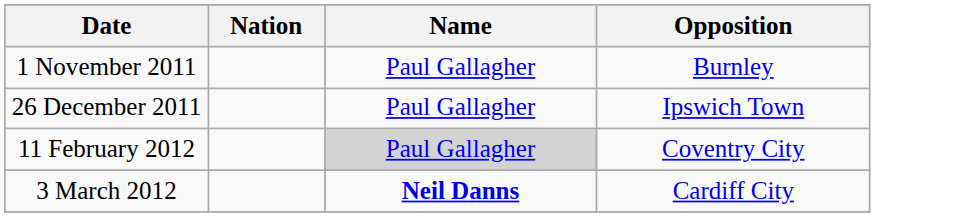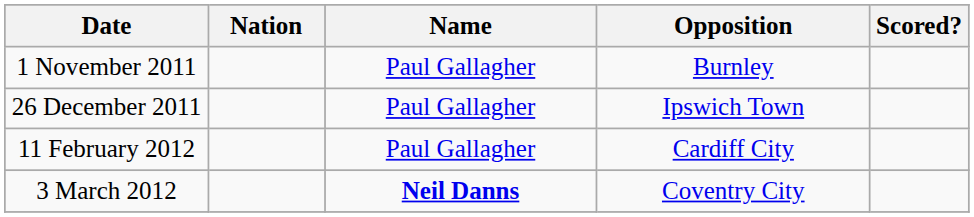+ column: (919, 25)
(461, 149) lightgrey background -> (461, 149) no background
(733, 149) Coventry City -> (733, 149) Cardiff City
(733, 190) Cardiff City -> (733, 190) Coventry City
